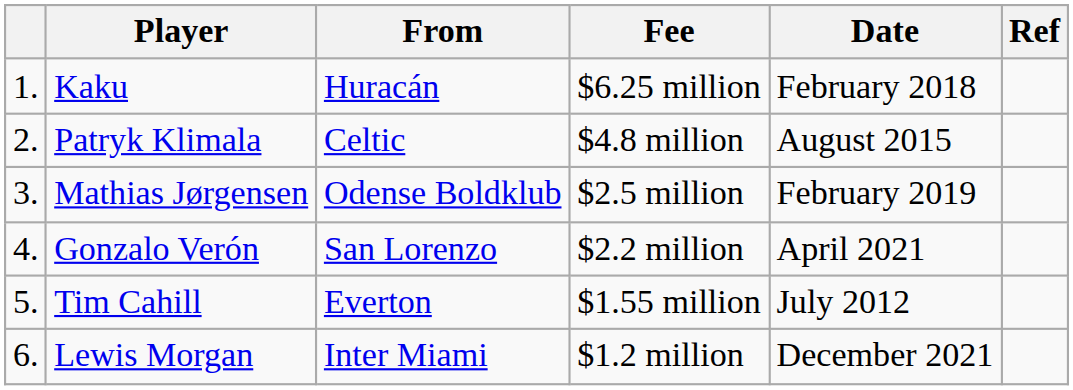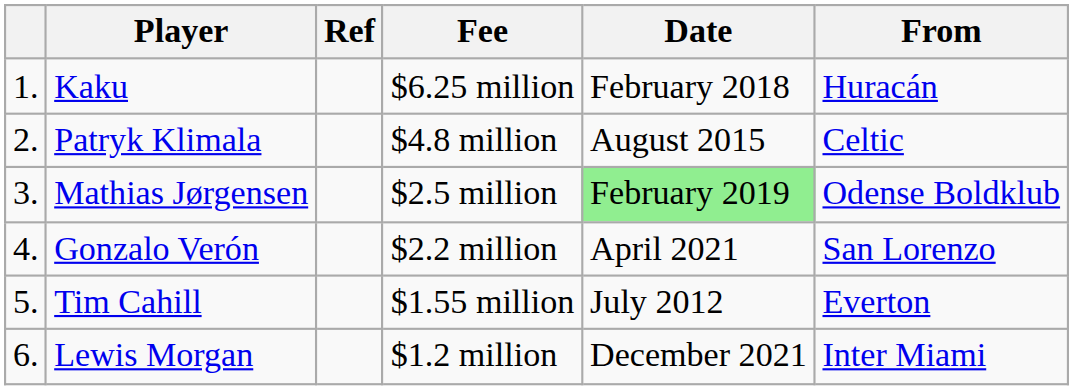columns swapped: (443, 31) <-> (1035, 31)
(876, 193) no background -> (690, 193) lightgreen background
